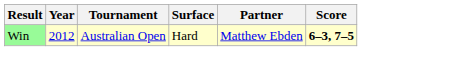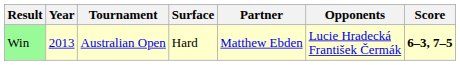+ column: (355, 14)
(62, 35) 2012 -> (62, 42) 2013
